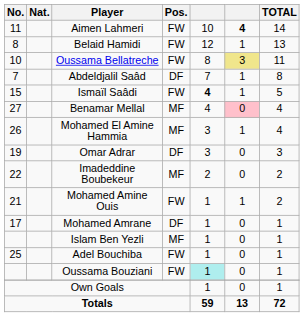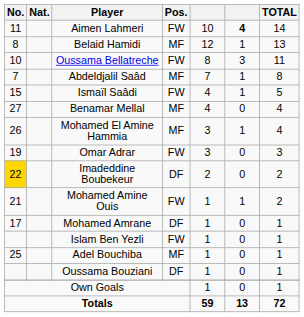(176, 44) FW -> (176, 44) MF
(242, 60) khaki background -> (242, 60) no background
(176, 76) DF -> (176, 76) MF
(207, 92) bold -> (207, 92) normal
(242, 109) pink background -> (242, 109) no background
(176, 152) DF -> (176, 152) FW
(16, 174) no background -> (16, 174) gold background
(176, 174) MF -> (176, 174) DF
(176, 239) MF -> (176, 239) FW
(176, 255) FW -> (176, 255) MF
(176, 271) FW -> (176, 271) DF
(207, 271) paleturquoise background -> (207, 271) no background
